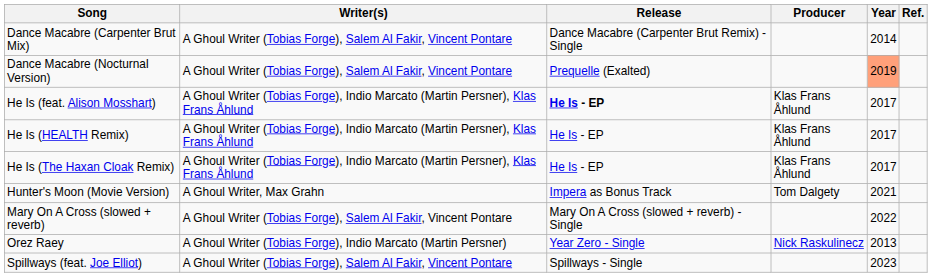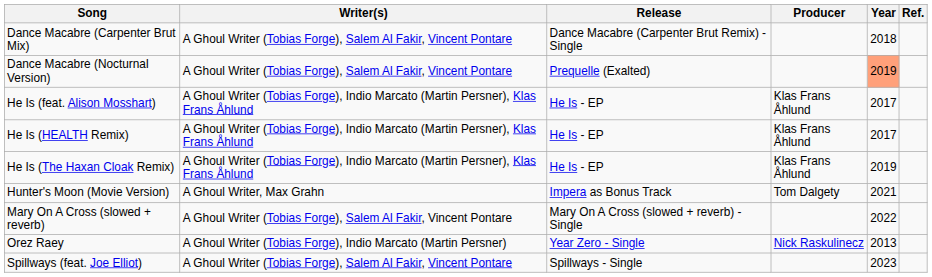(883, 39) 2014 -> (883, 39) 2018
(577, 103) bold -> (577, 103) normal
(883, 167) 2017 -> (883, 167) 2019
